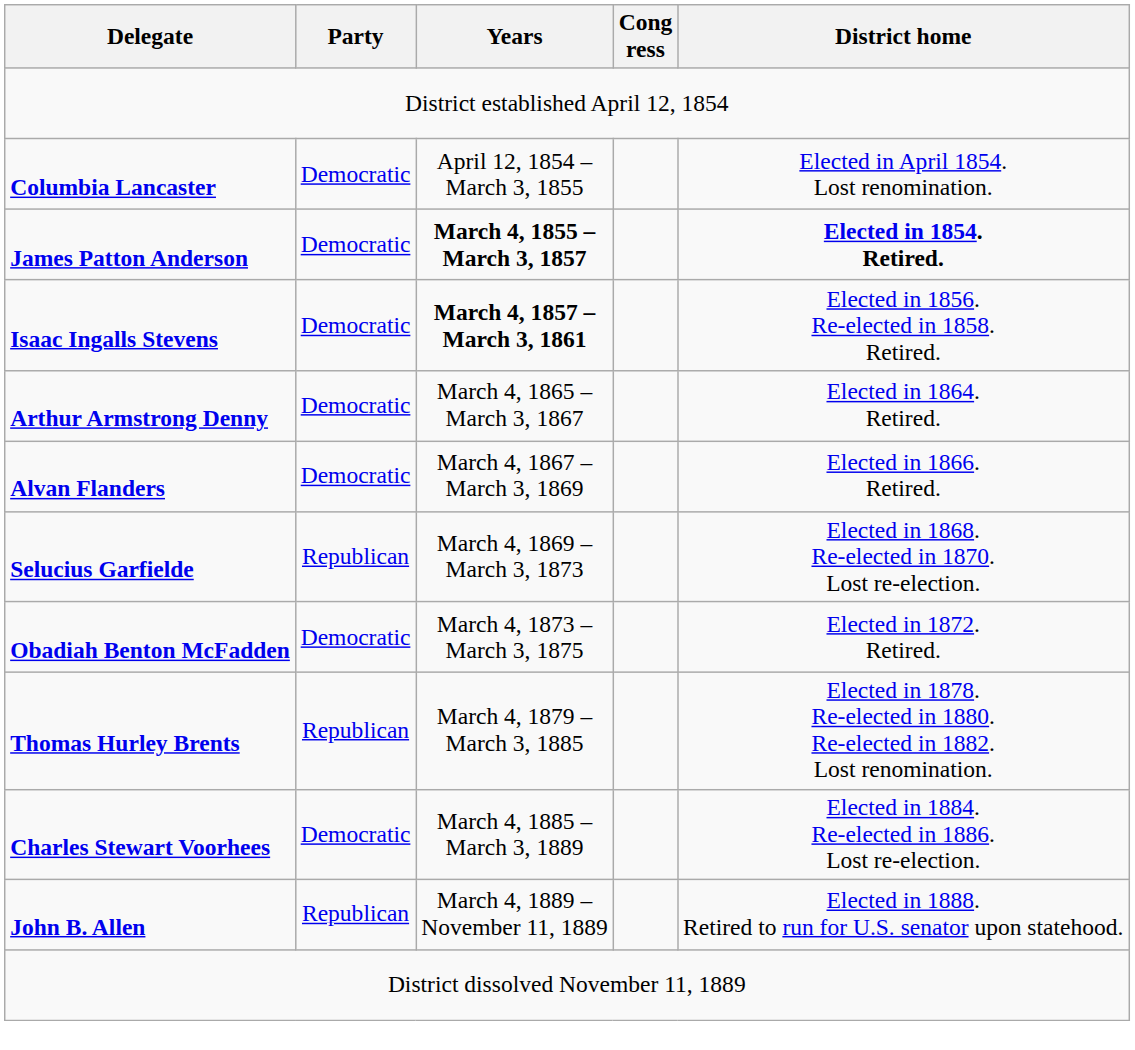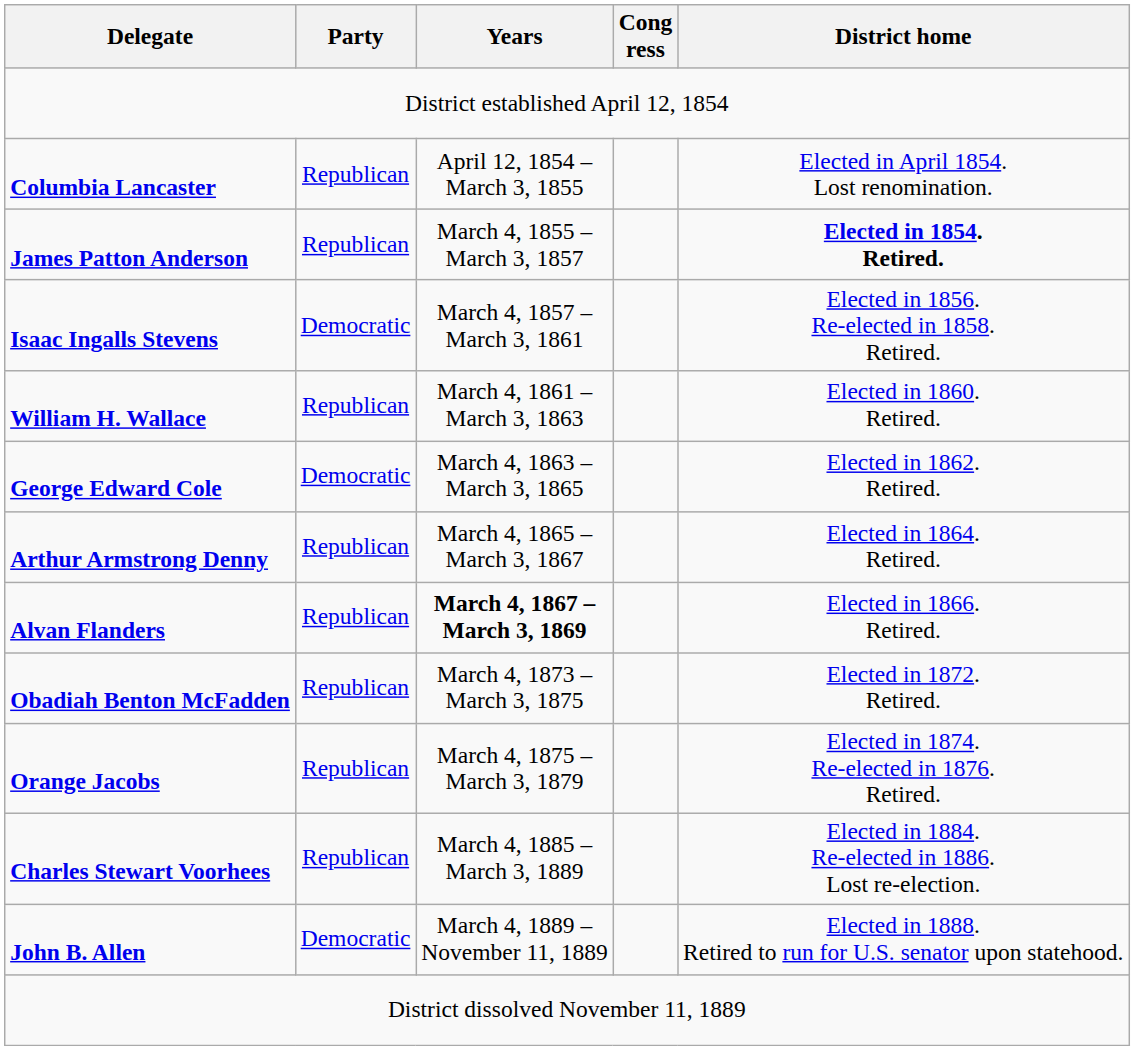(356, 174) Democratic -> (356, 174) Republican
(356, 244) Democratic -> (356, 244) Republican
(515, 244) bold -> (515, 244) normal
(515, 325) bold -> (515, 325) normal
+ row: (108, 418)
+ row: (116, 489)
(356, 405) Democratic -> (356, 546) Republican
(356, 476) Democratic -> (356, 617) Republican
(515, 476) normal -> (515, 617) bold
- row: (102, 569)
(356, 636) Democratic -> (356, 687) Republican
+ row: (85, 781)
- row: (125, 743)
(356, 833) Democratic -> (356, 858) Republican
(356, 914) Republican -> (356, 938) Democratic
